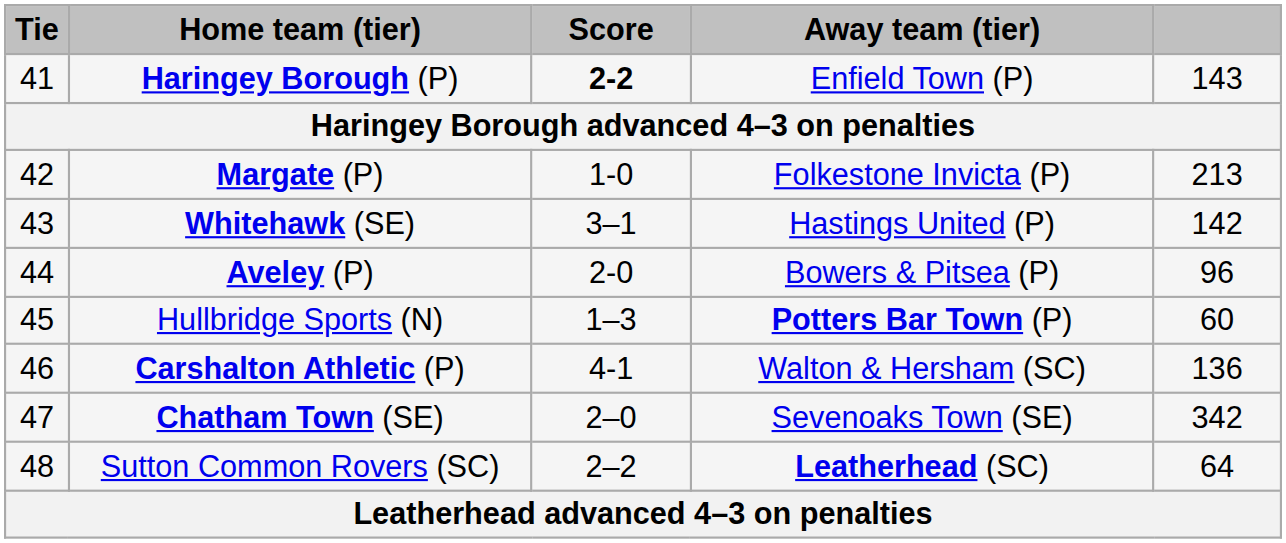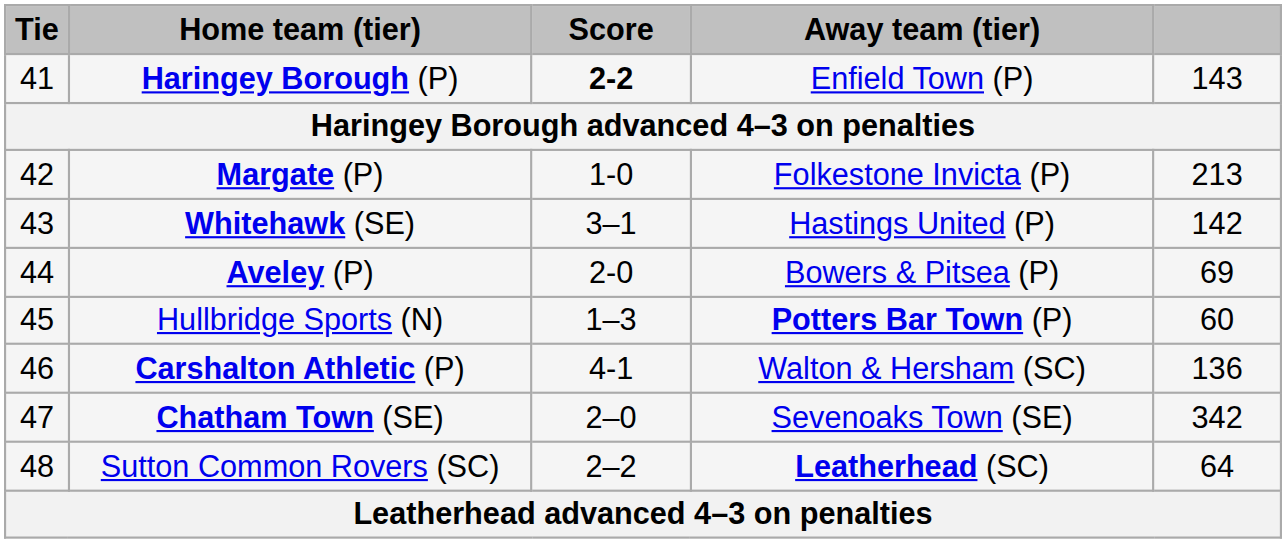(1217, 272) 96 -> (1217, 272) 69
